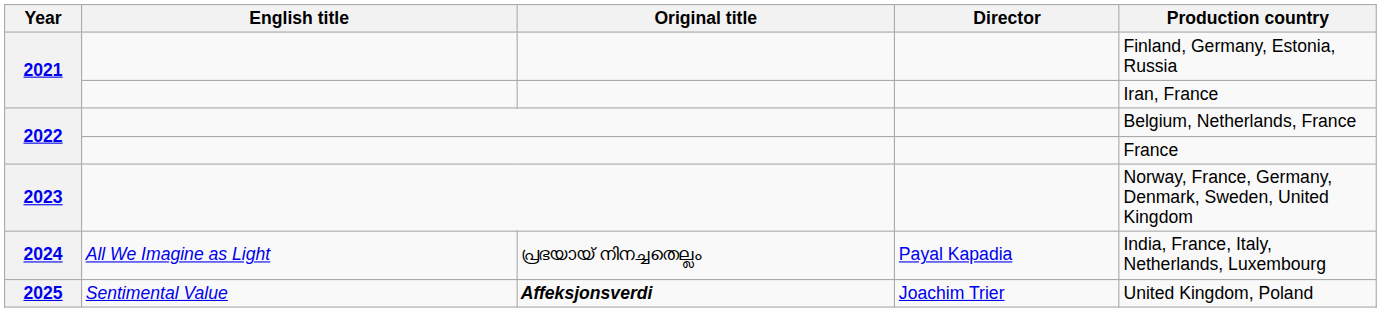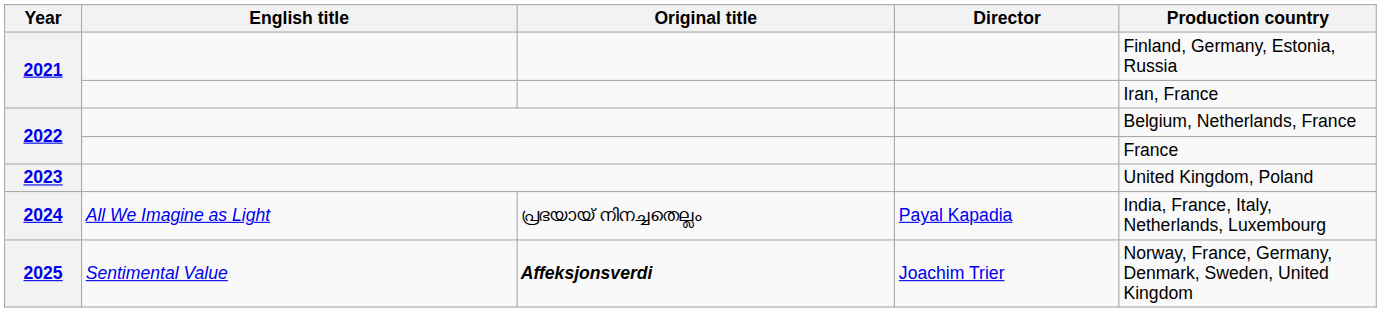(1228, 197) Norway, France, Germany, Denmark, Sweden, United Kingdom -> (1218, 177) United Kingdom, Poland
(1218, 293) United Kingdom, Poland -> (1228, 273) Norway, France, Germany, Denmark, Sweden, United Kingdom
